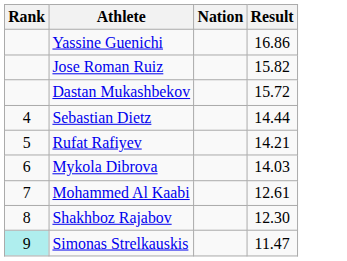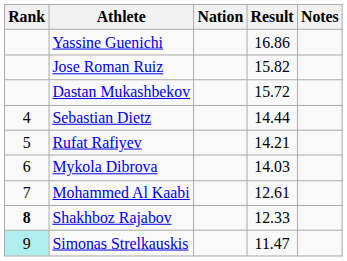+ column: (320, 17)
(27, 218) normal -> (27, 218) bold
(272, 218) 12.30 -> (272, 218) 12.33
